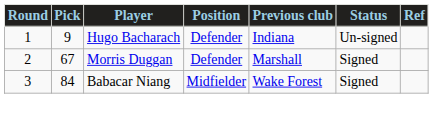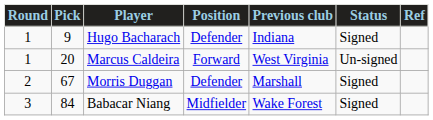(368, 37) Un-signed -> (359, 37) Signed
+ row: (133, 59)
